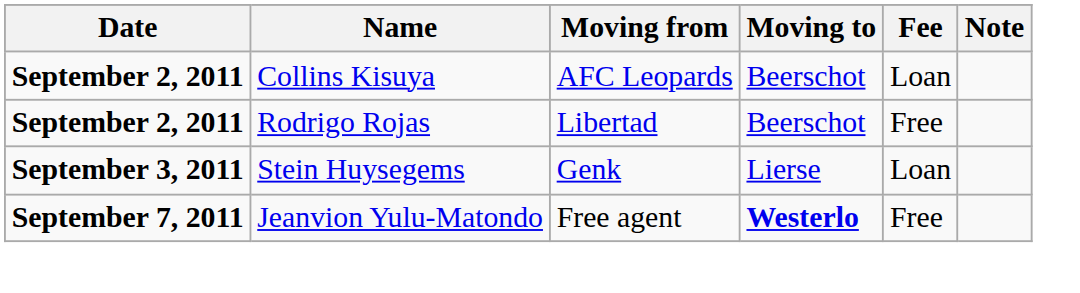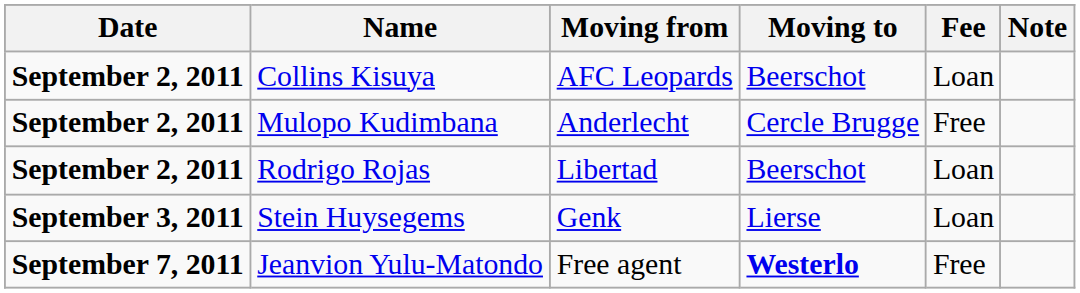+ row: (378, 122)
(916, 122) Free -> (963, 169) Loan
